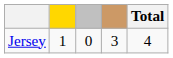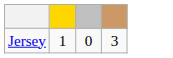- column: (148, 16)
